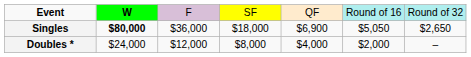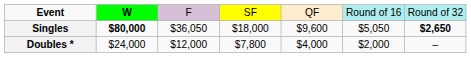(189, 29) $36,000 -> (189, 29) $36,050
(312, 29) $6,900 -> (312, 29) $9,600
(435, 29) normal -> (435, 29) bold
(250, 45) $8,000 -> (250, 45) $7,800
